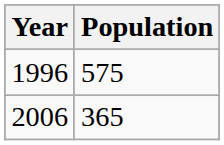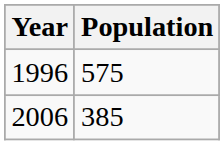(102, 116) 365 -> (102, 116) 385
